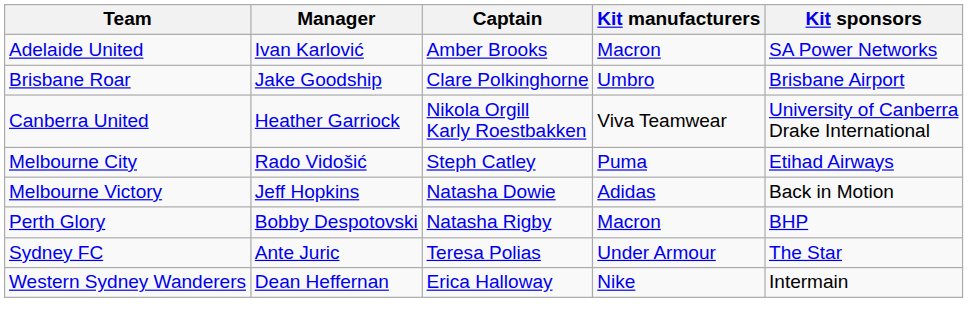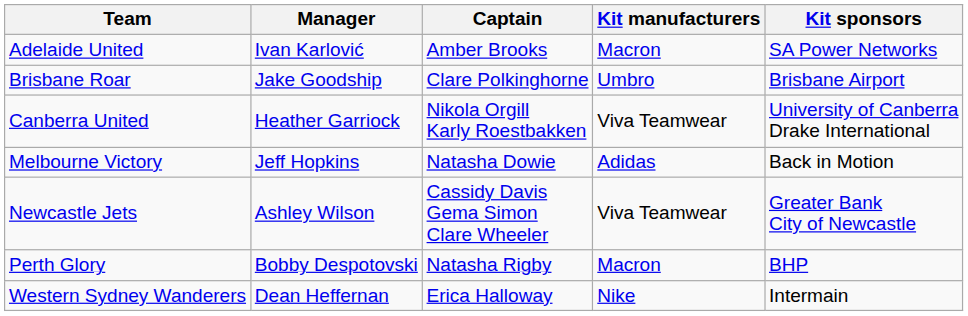- row: (73, 161)
+ row: (73, 213)
- row: (56, 252)
